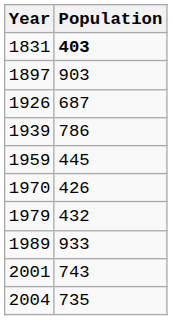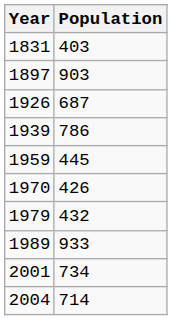(74, 47) bold -> (74, 47) normal
(74, 272) 743 -> (74, 272) 734
(74, 301) 735 -> (74, 301) 714
